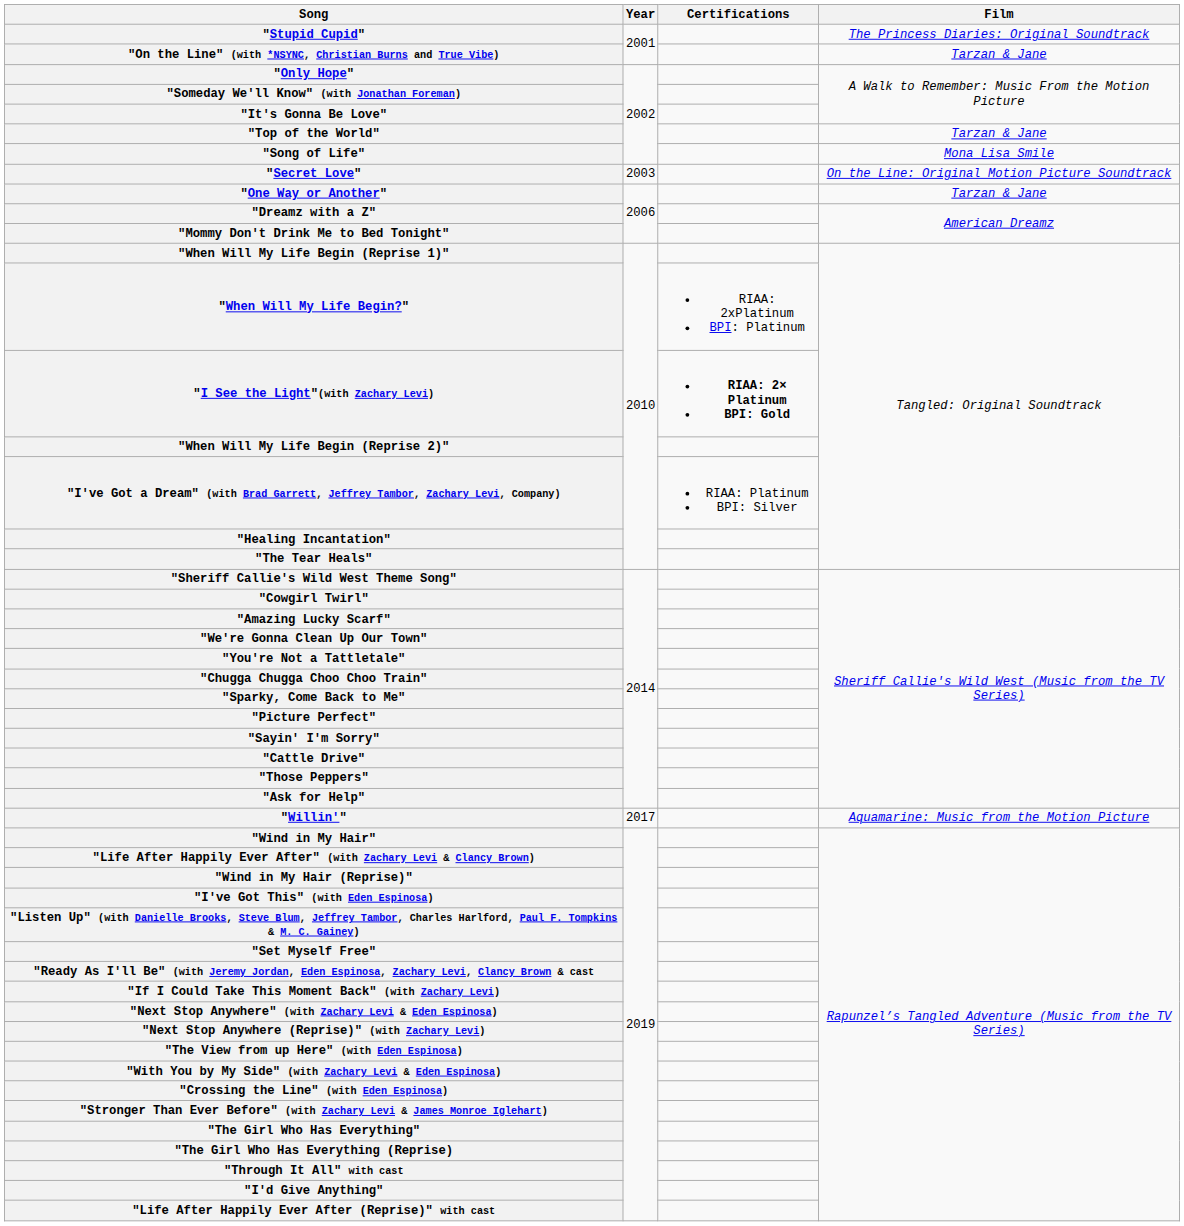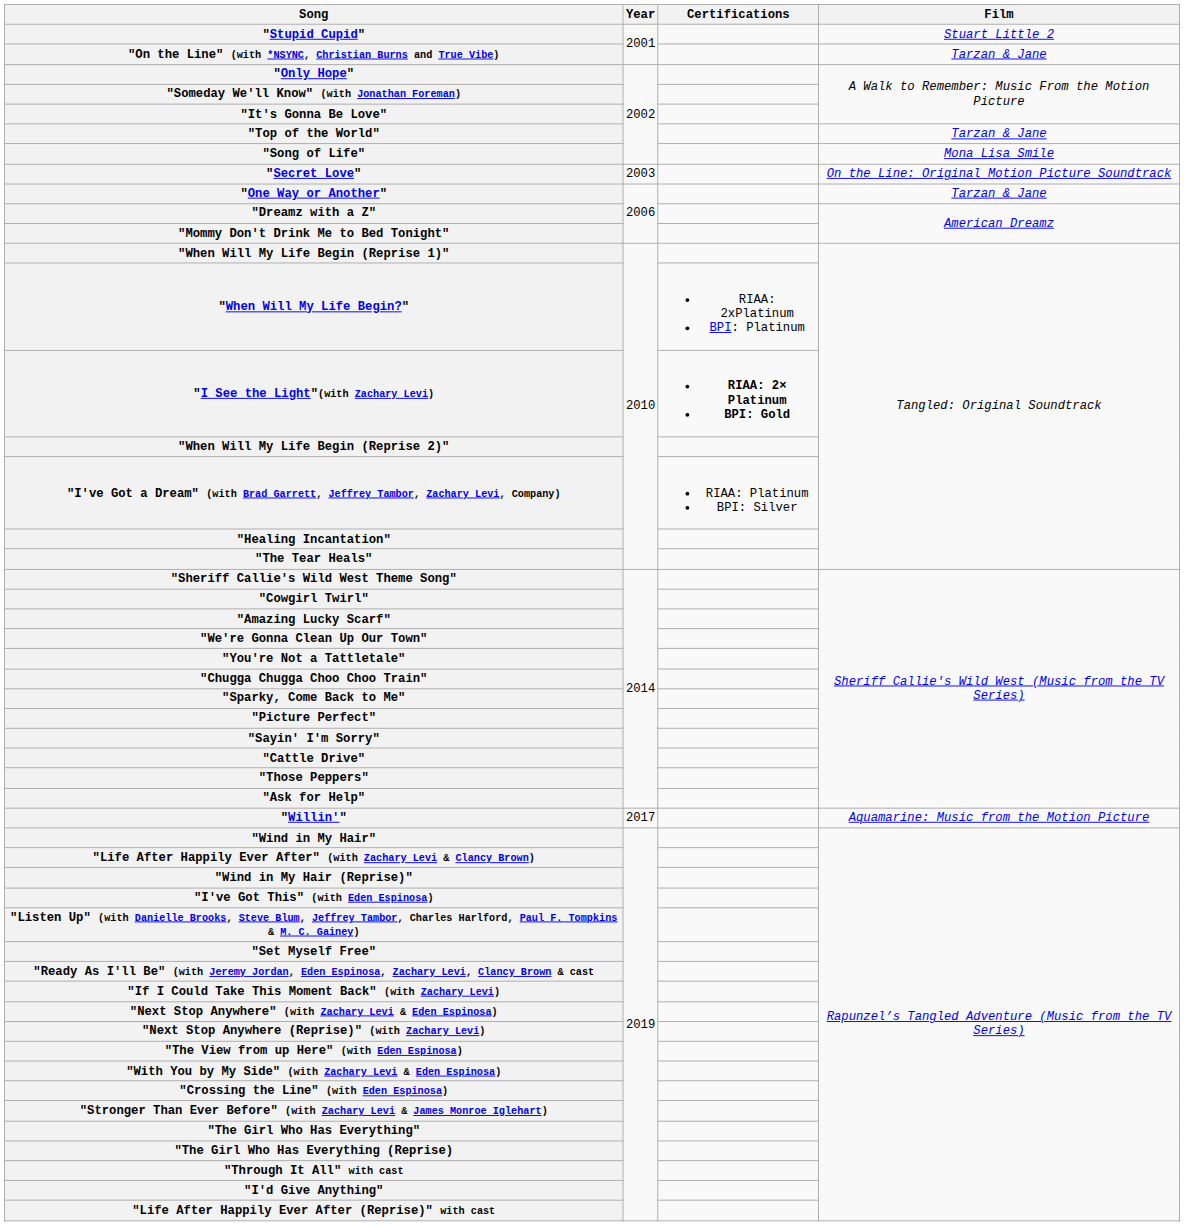(999, 34) The Princess Diaries: Original Soundtrack -> (999, 34) Stuart Little 2
